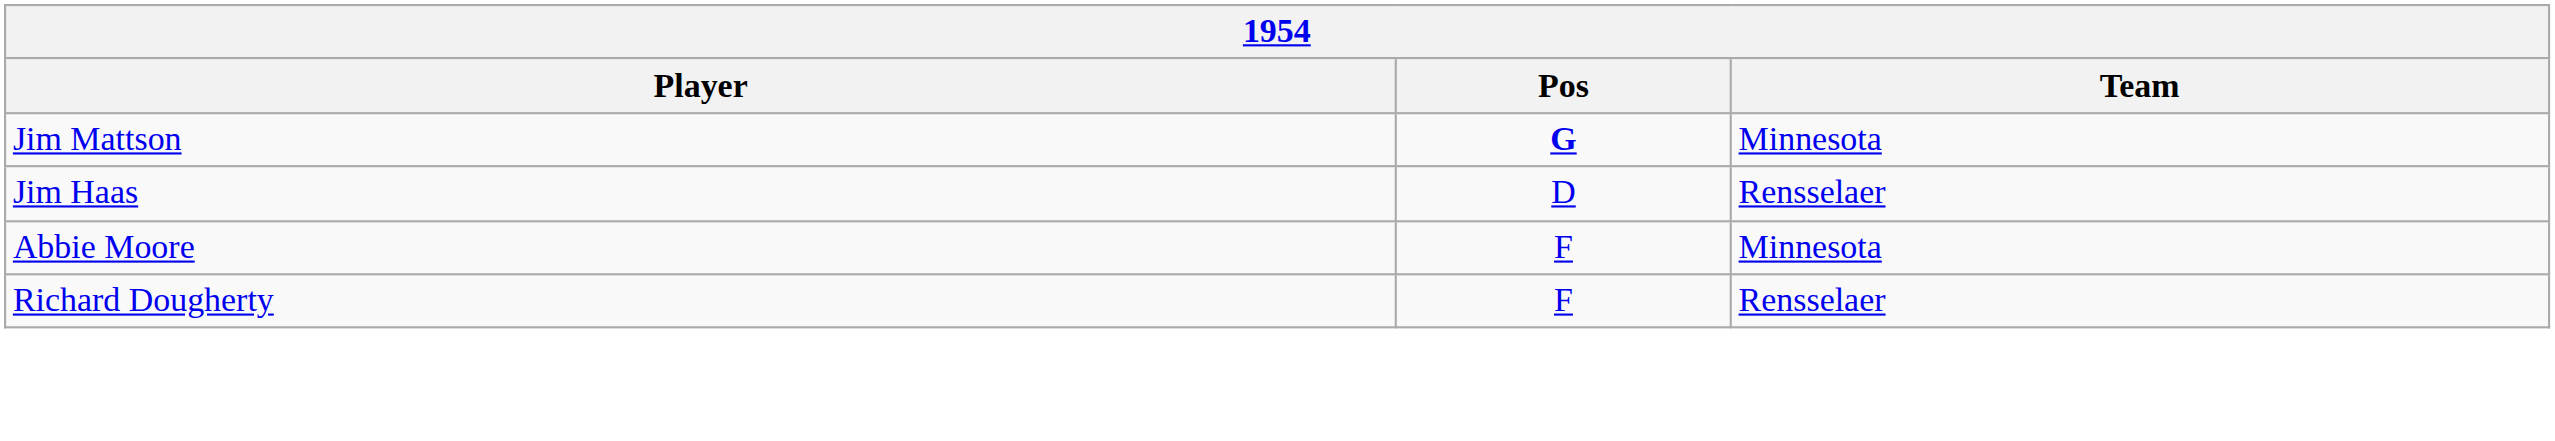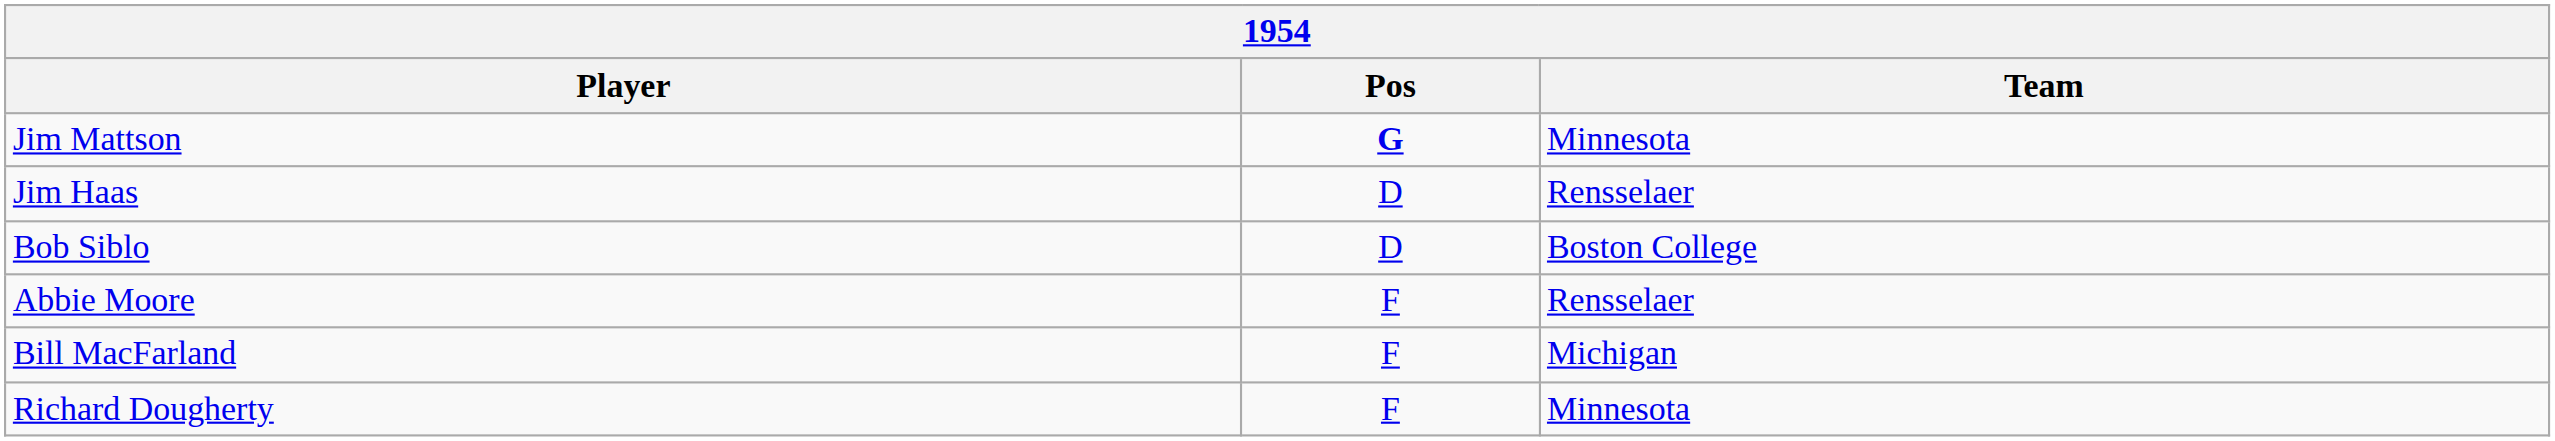+ row: (81, 246)
(1810, 246) Minnesota -> (1620, 300) Rensselaer
+ row: (125, 354)
(1812, 300) Rensselaer -> (1619, 407) Minnesota
